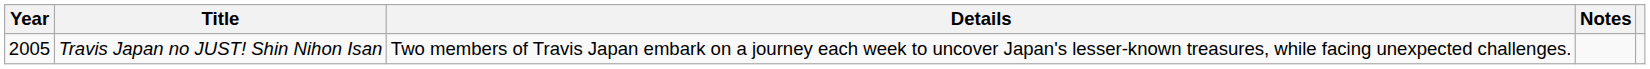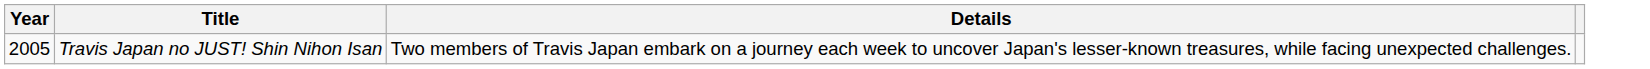- column: (1606, 19)
